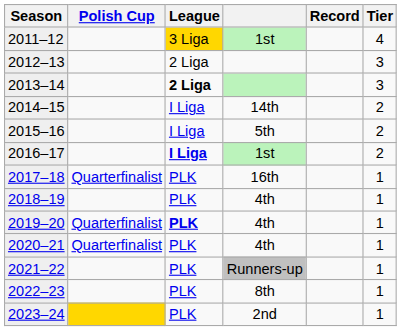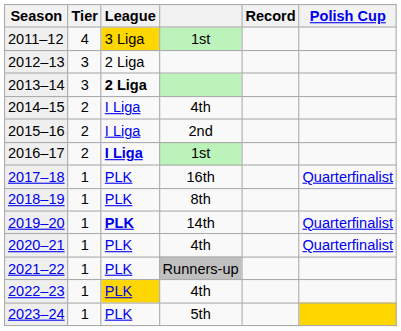columns swapped: (380, 16) <-> (117, 16)
(265, 107) 14th -> (201, 107) 4th
(265, 130) 5th -> (201, 130) 2nd
(265, 199) 4th -> (201, 199) 8th
(265, 222) 4th -> (201, 222) 14th
(183, 291) no background -> (119, 291) gold background
(265, 291) 8th -> (201, 291) 4th
(265, 314) 2nd -> (201, 314) 5th
